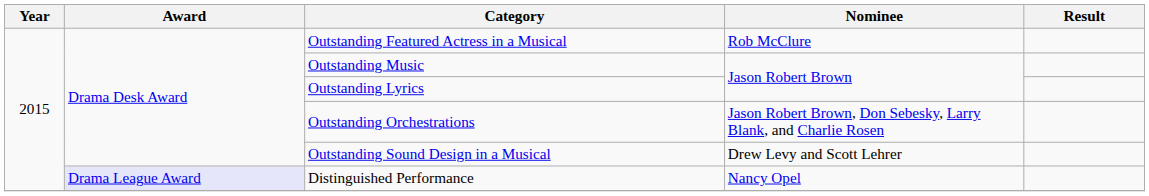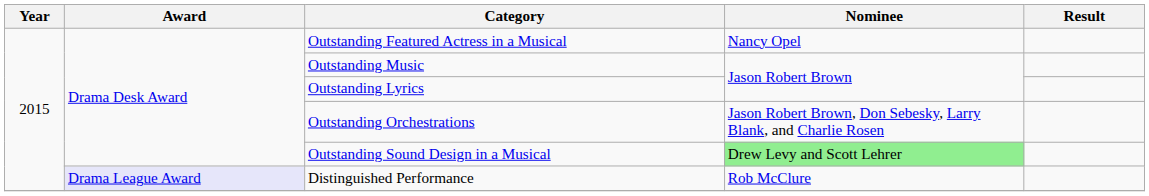(769, 40) Rob McClure -> (764, 40) Nancy Opel
(815, 154) no background -> (815, 154) lightgreen background
(764, 178) Nancy Opel -> (769, 178) Rob McClure
